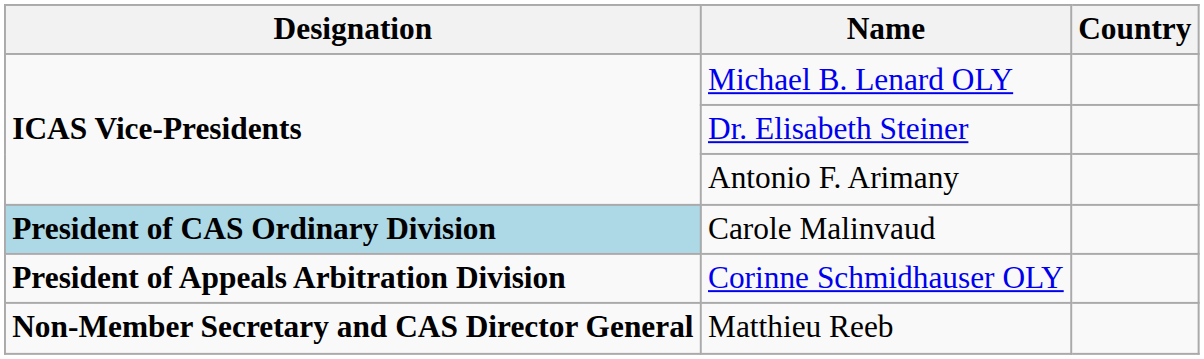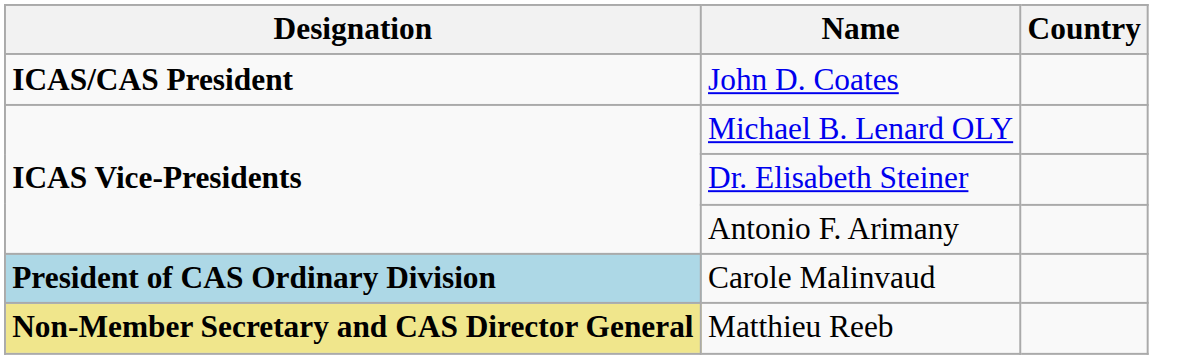+ row: (803, 79)
- row: (886, 278)
(353, 327) no background -> (353, 327) khaki background
